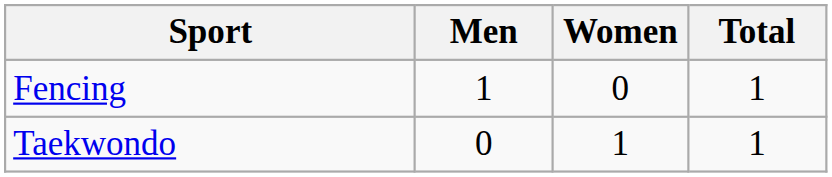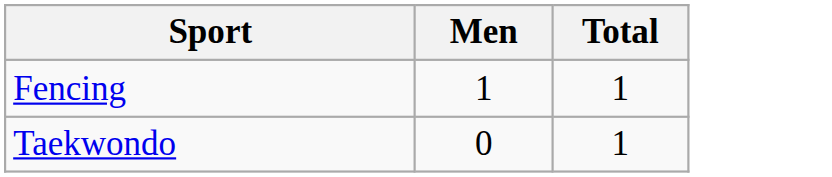- column: (620, 32)
